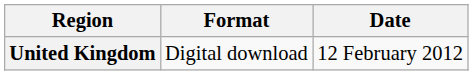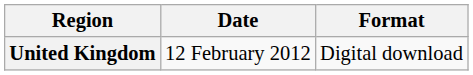columns swapped: (390, 20) <-> (236, 20)
